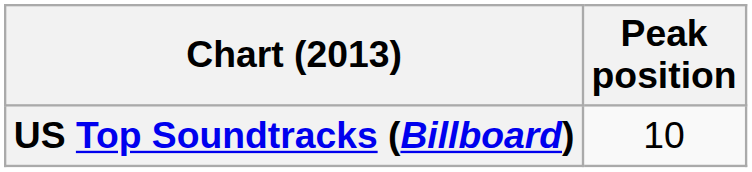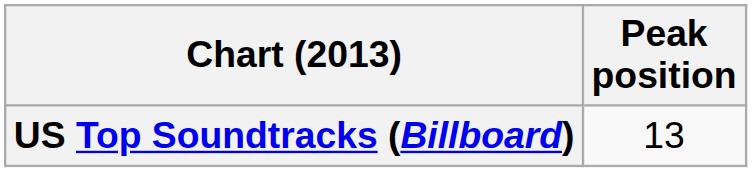(664, 135) 10 -> (664, 135) 13
